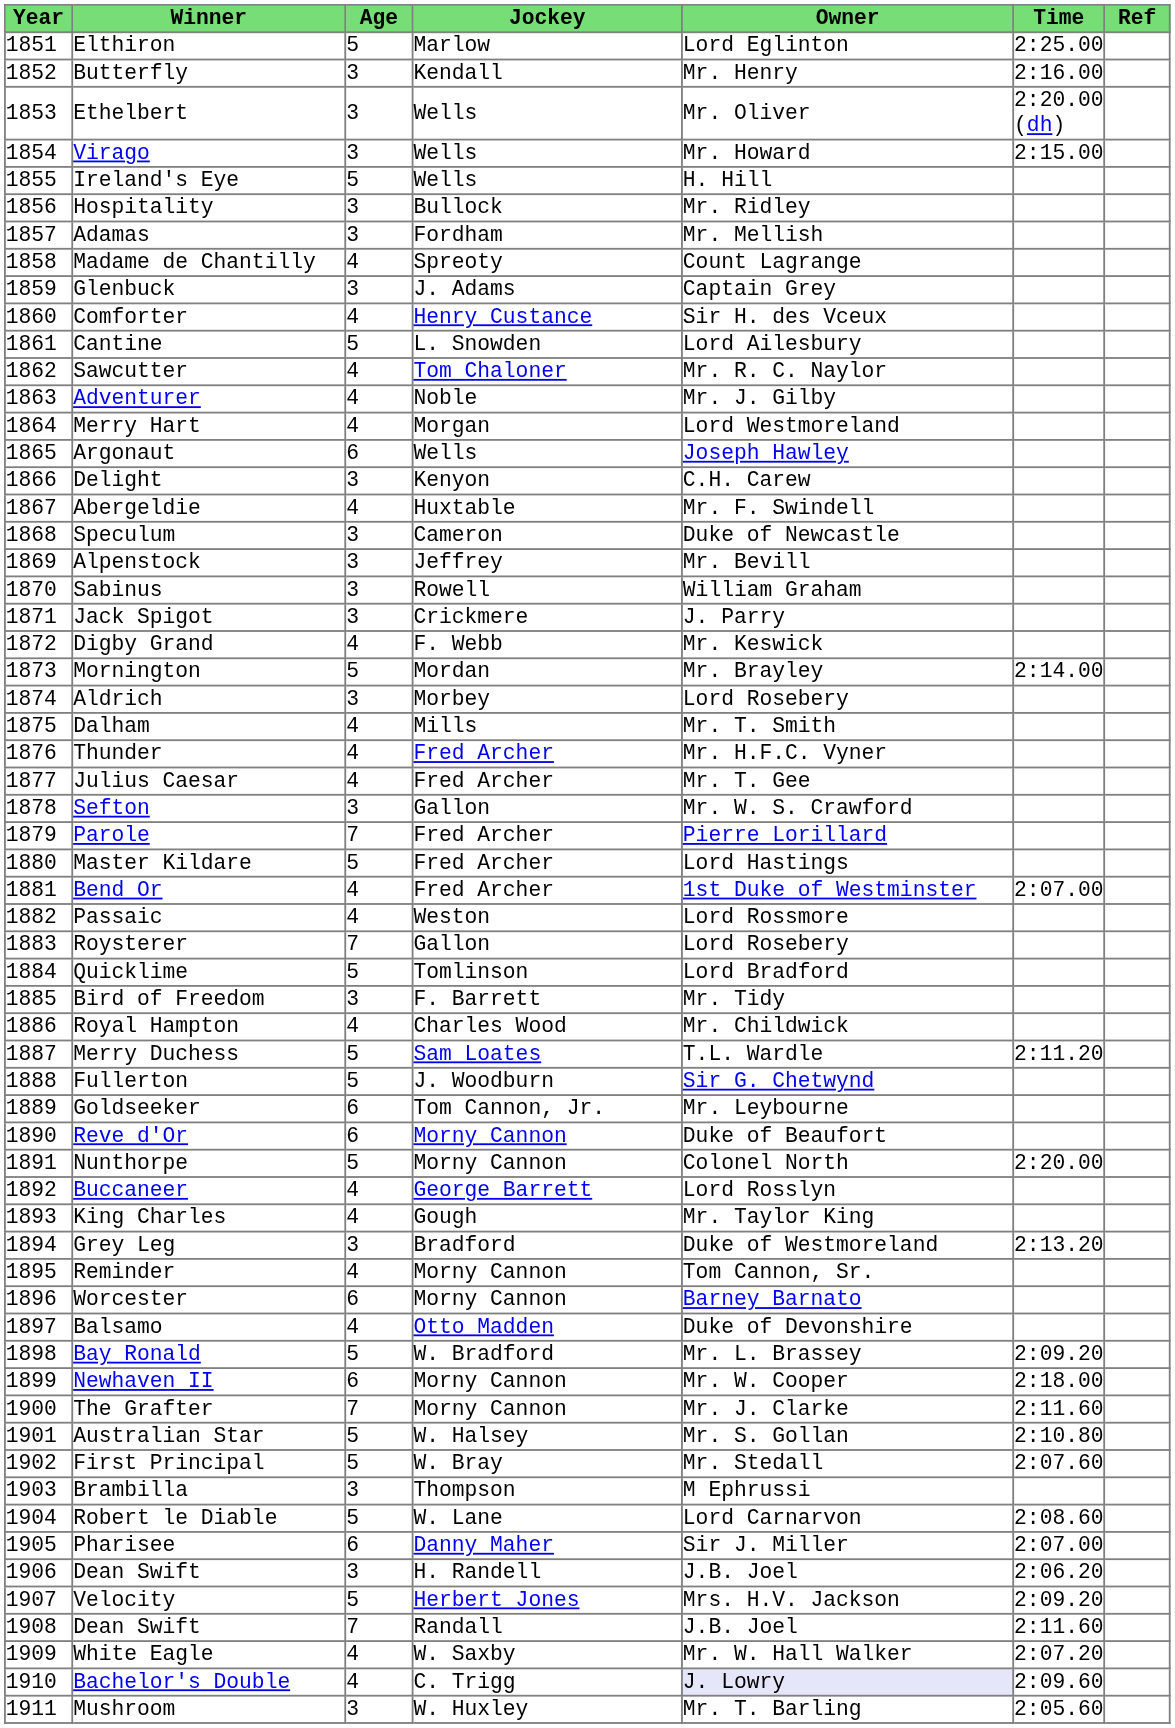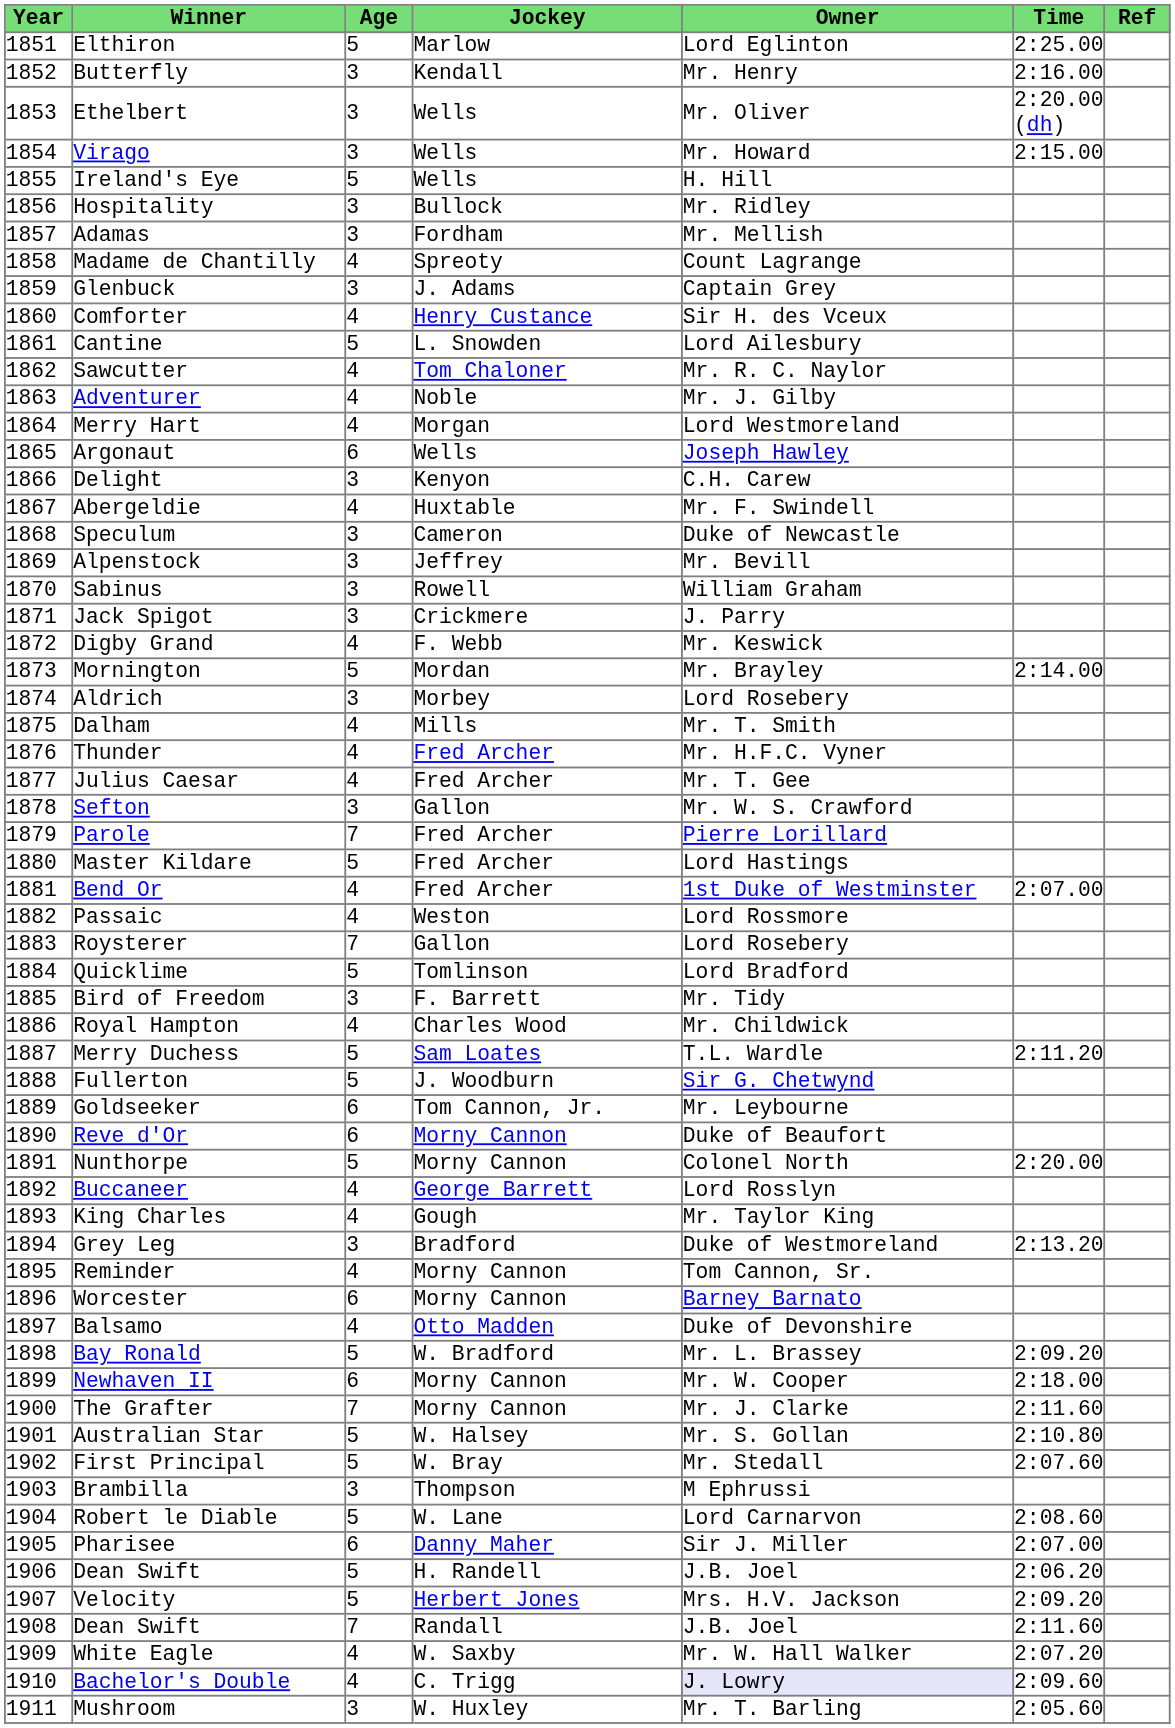(353, 1573) 3 -> (353, 1573) 5
